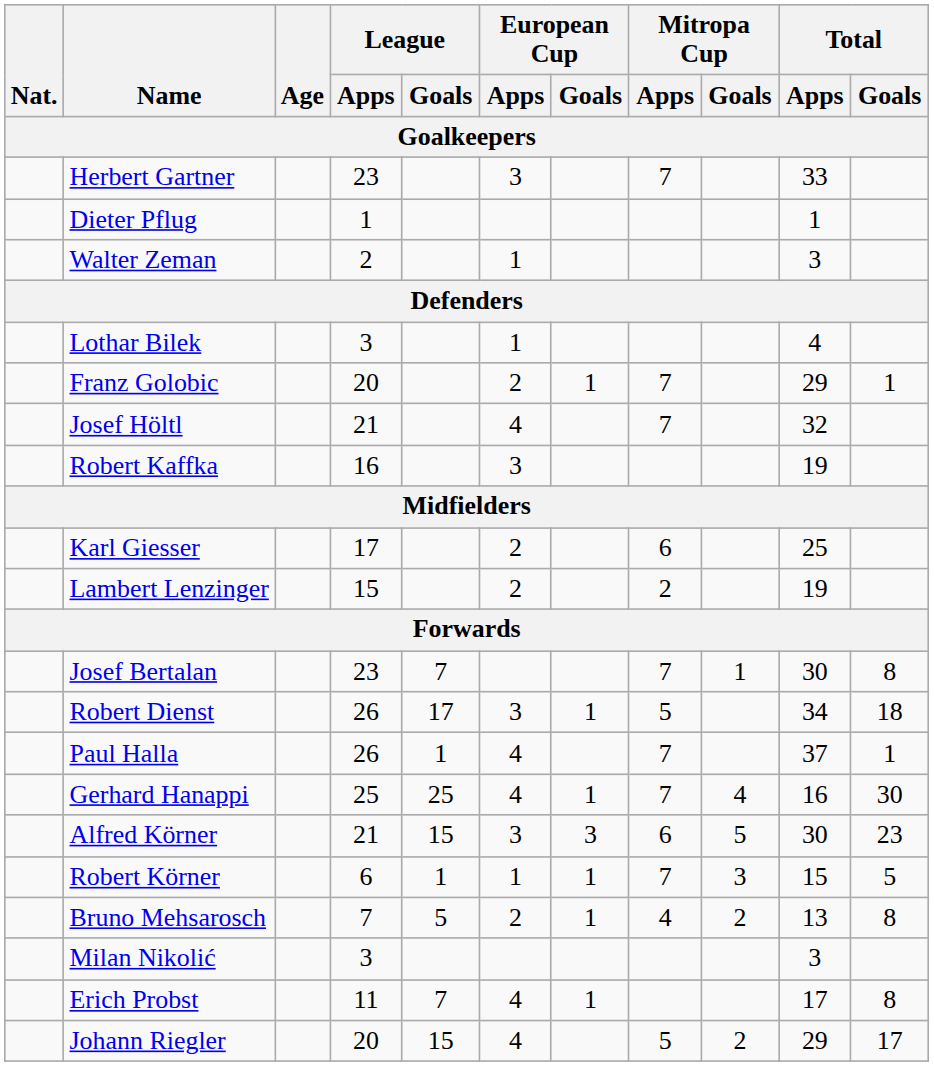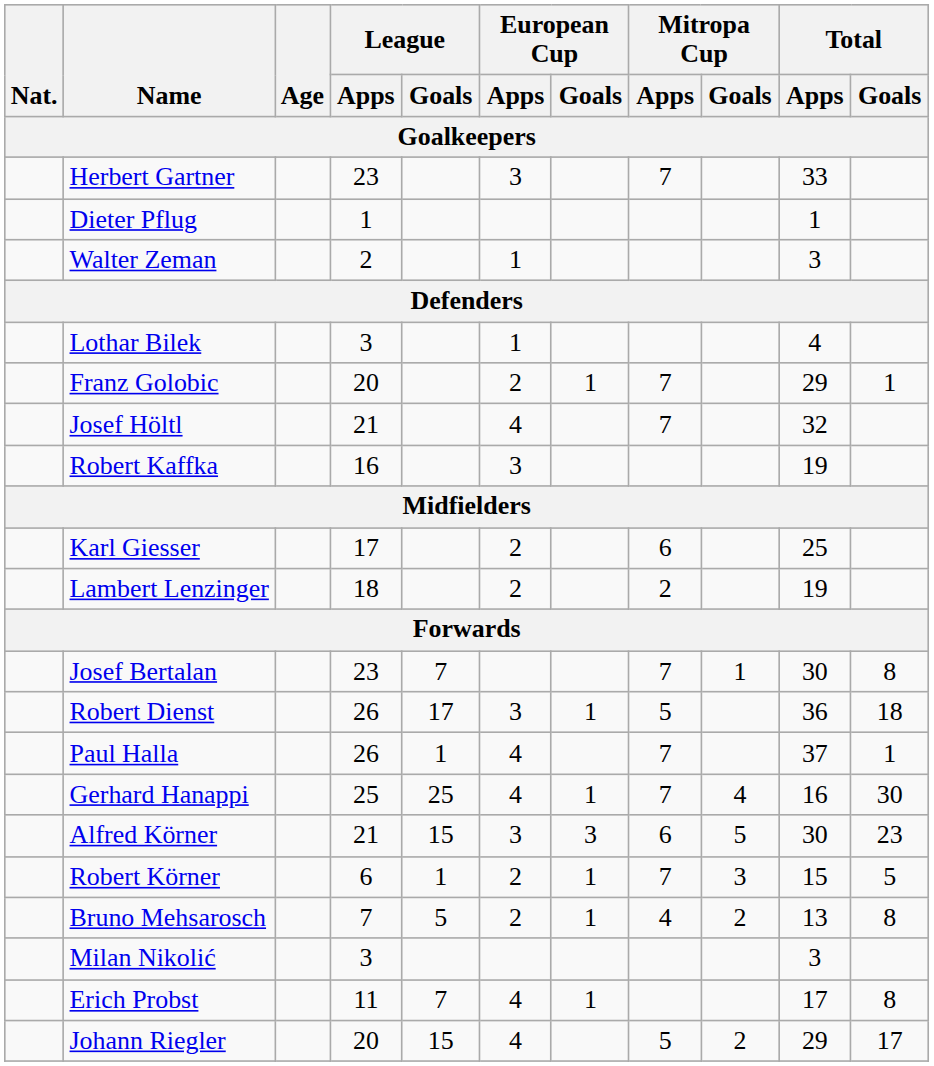(366, 588) 15 -> (366, 588) 18
(815, 711) 34 -> (815, 711) 36
(516, 876) 1 -> (516, 876) 2
